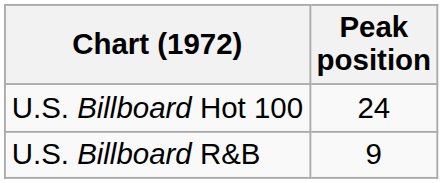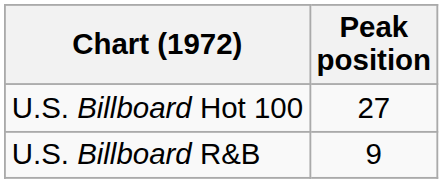(374, 107) 24 -> (374, 107) 27
